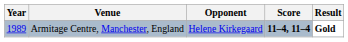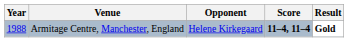(16, 29) 1989 -> (16, 29) 1988
